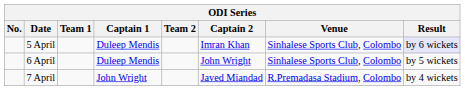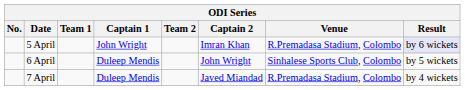(128, 45) Duleep Mendis -> (122, 45) John Wright
(334, 45) Sinhalese Sports Club, Colombo -> (334, 45) R.Premadasa Stadium, Colombo
(122, 77) John Wright -> (128, 77) Duleep Mendis
